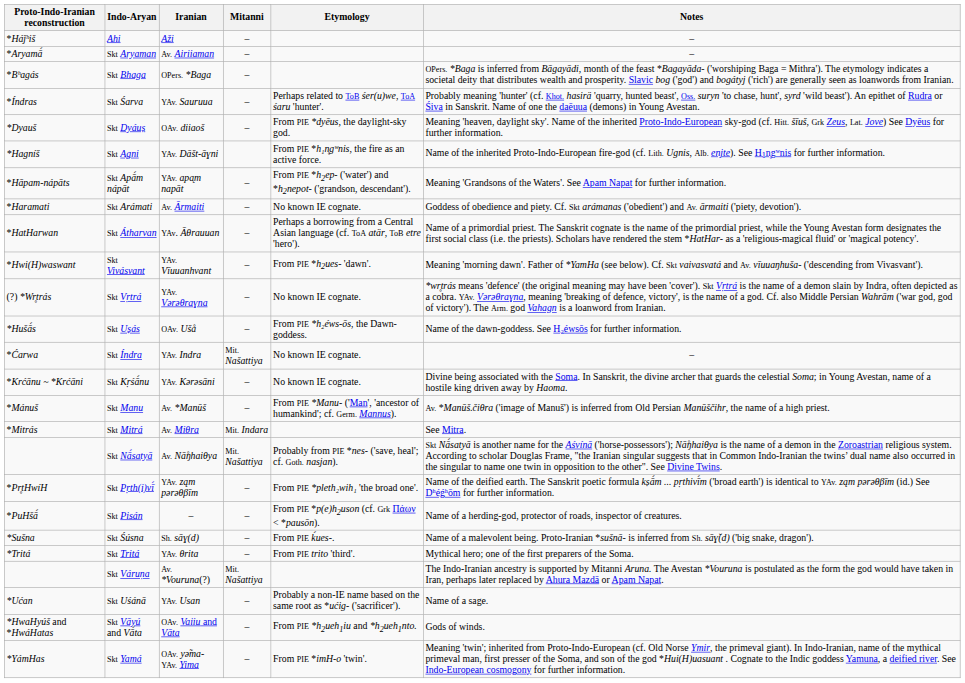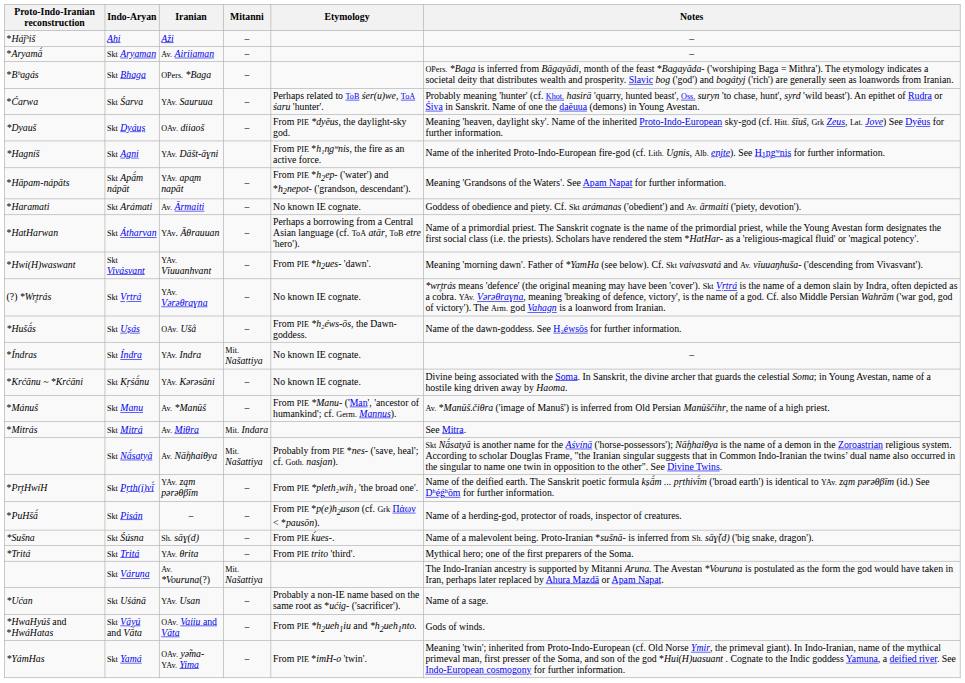(22, 101) *Índras -> (22, 101) *Ćarwa
(22, 355) *Ćarwa -> (22, 355) *Índras
